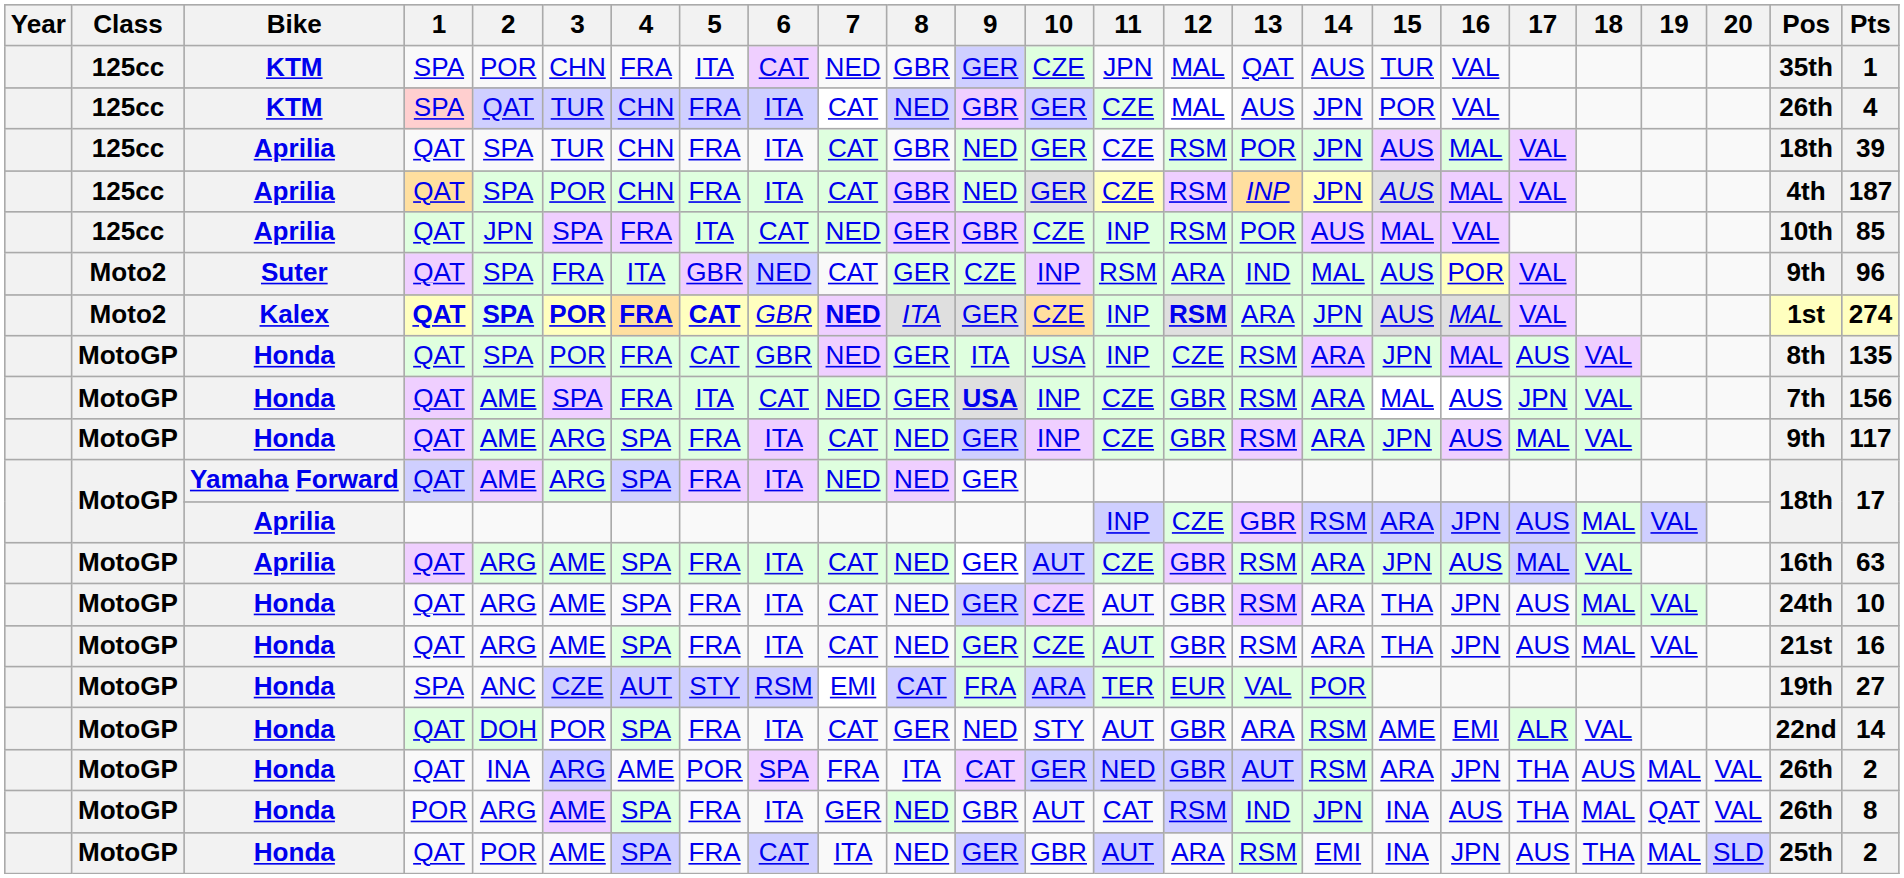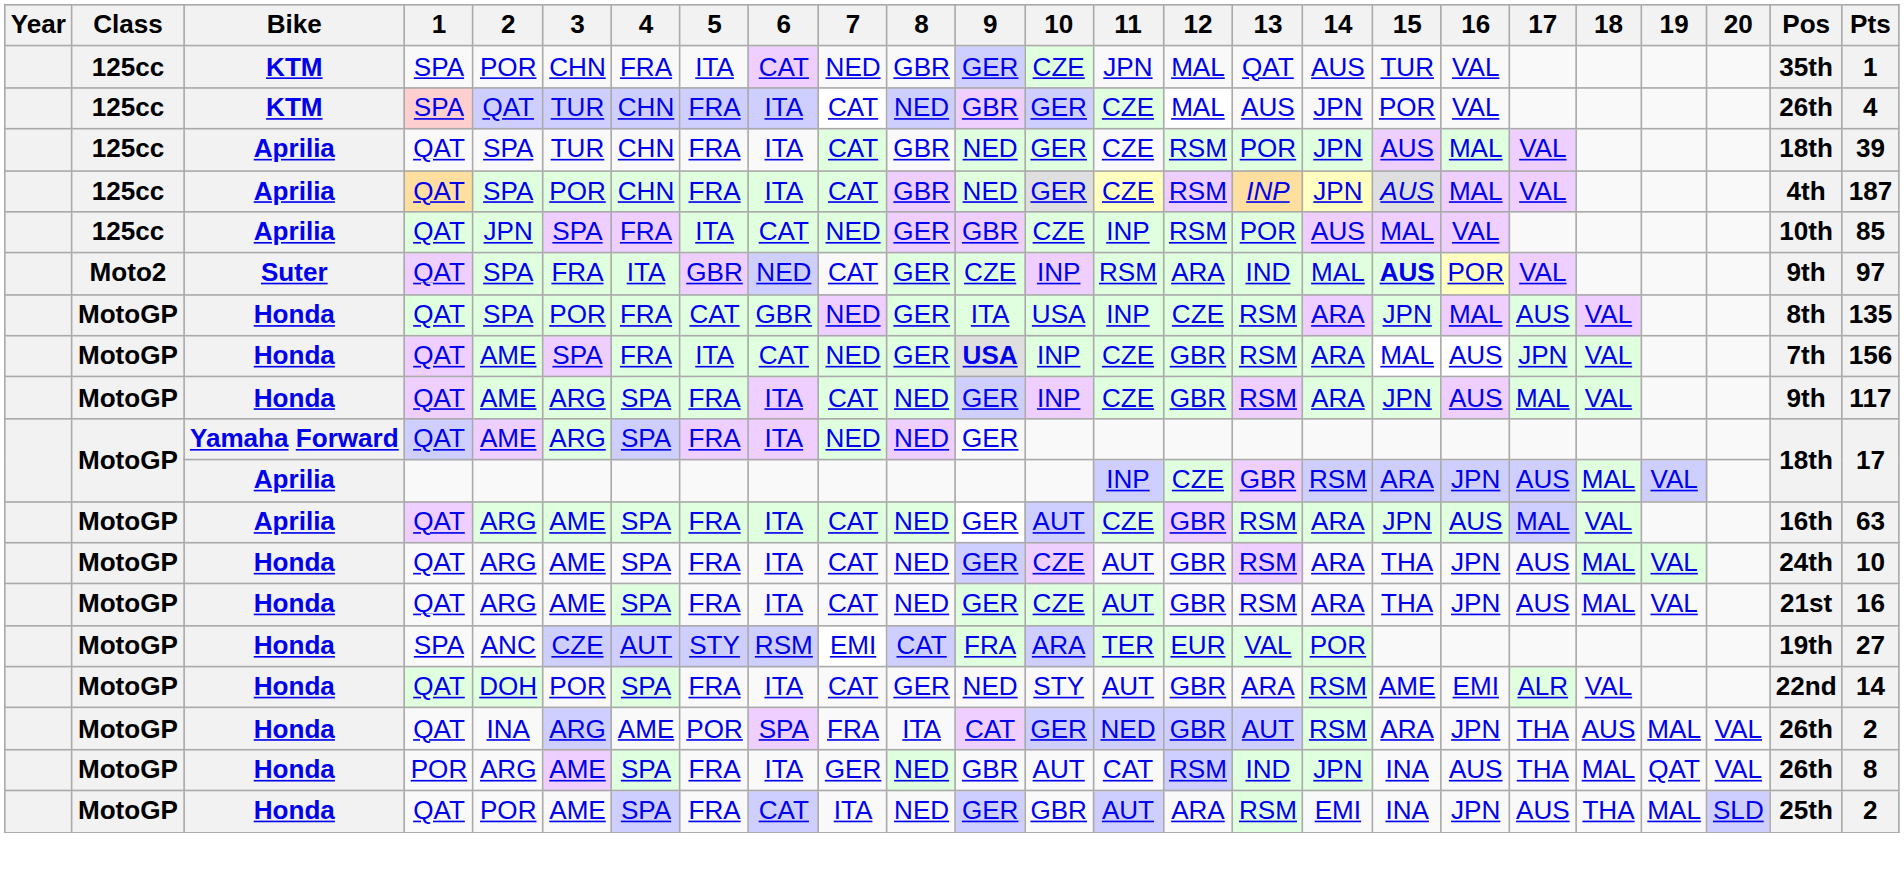(1407, 273) normal -> (1407, 273) bold
(1870, 273) 96 -> (1870, 273) 97
- row: (294, 314)
